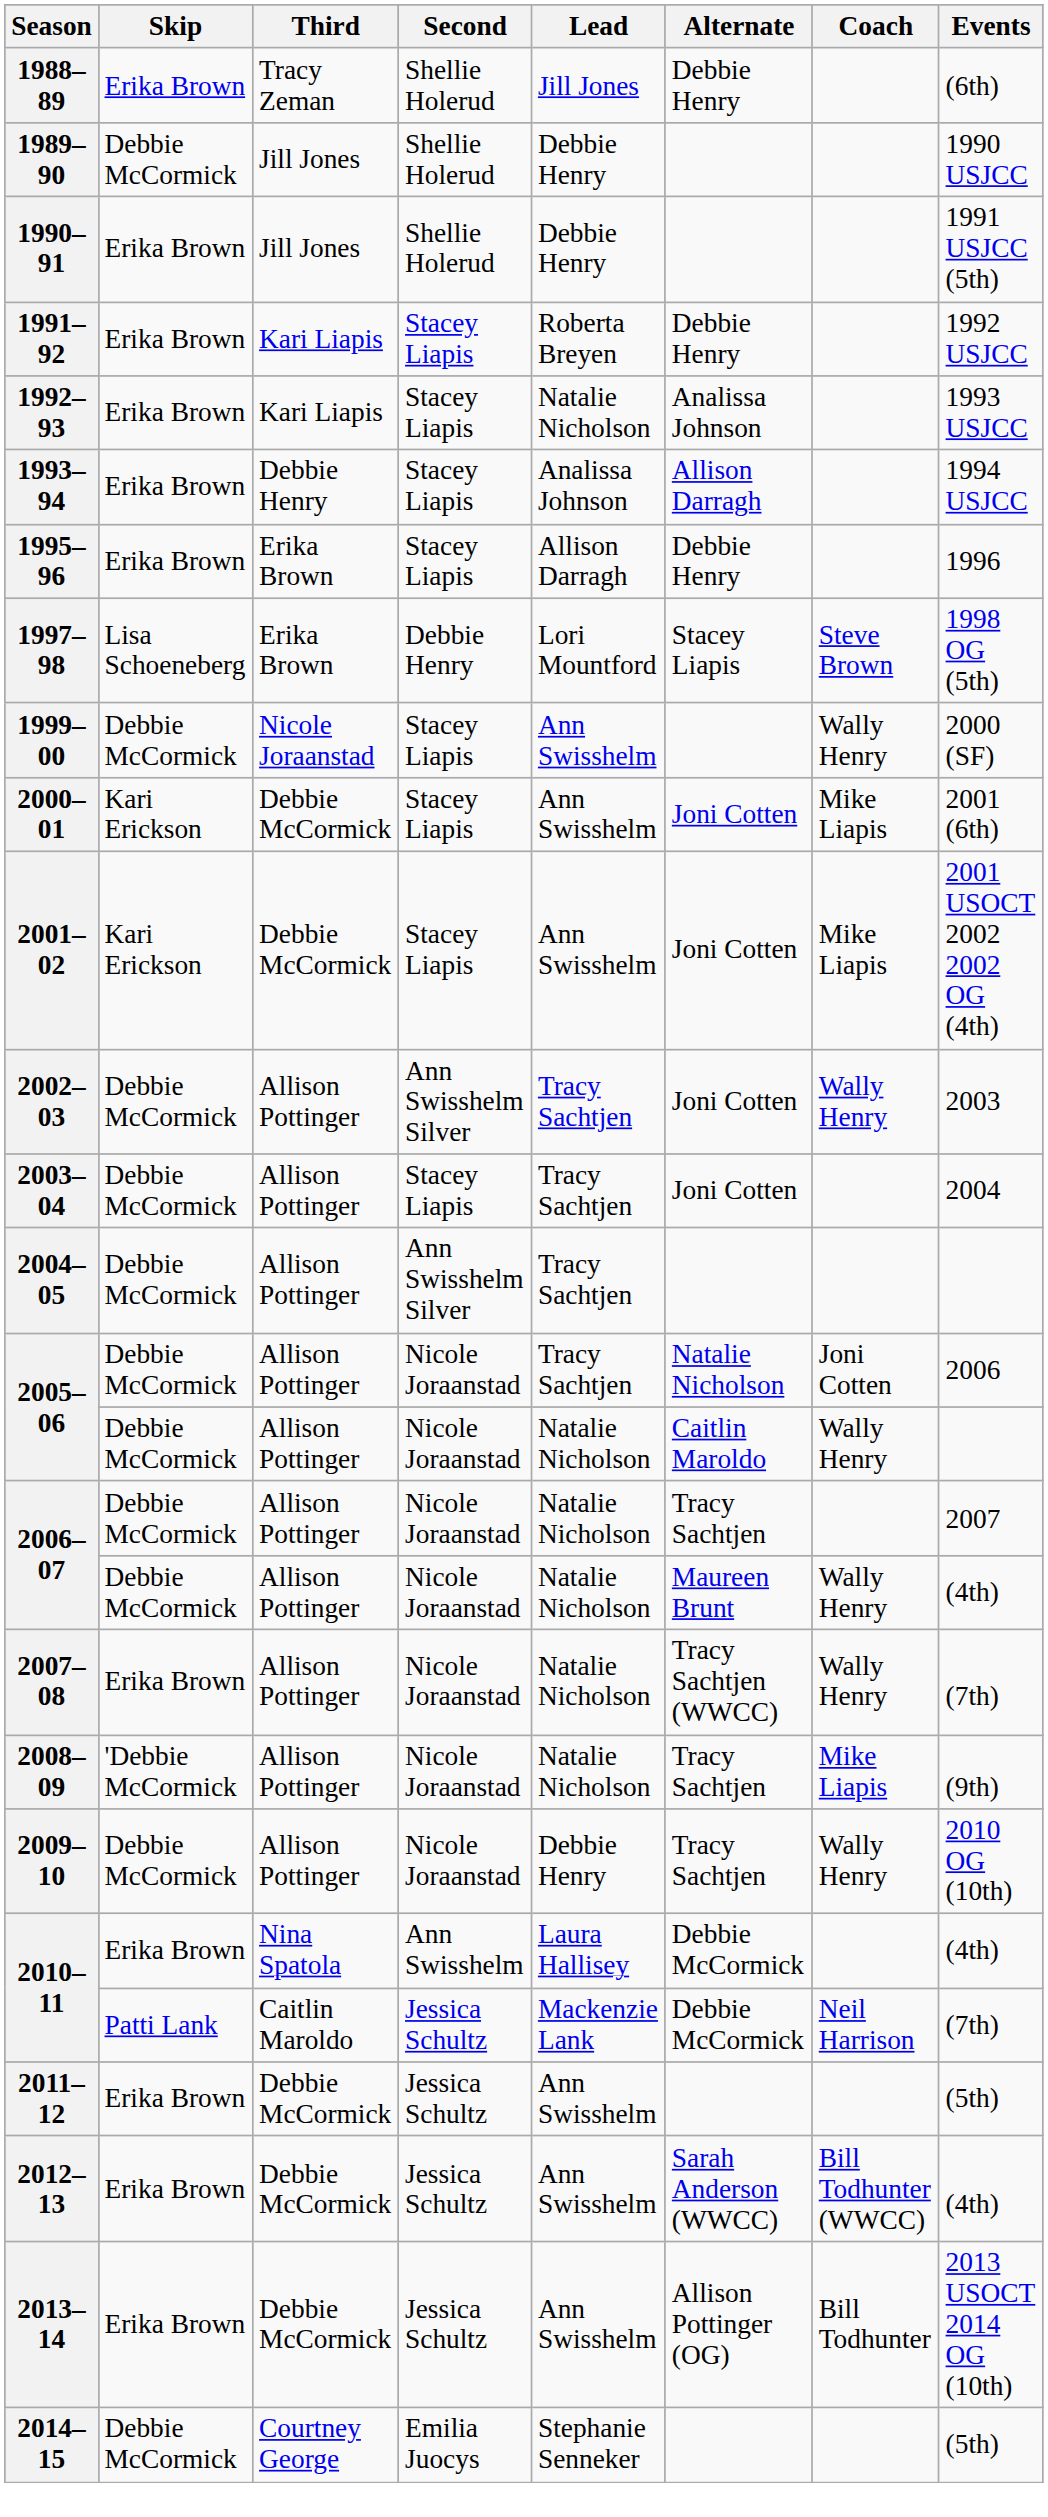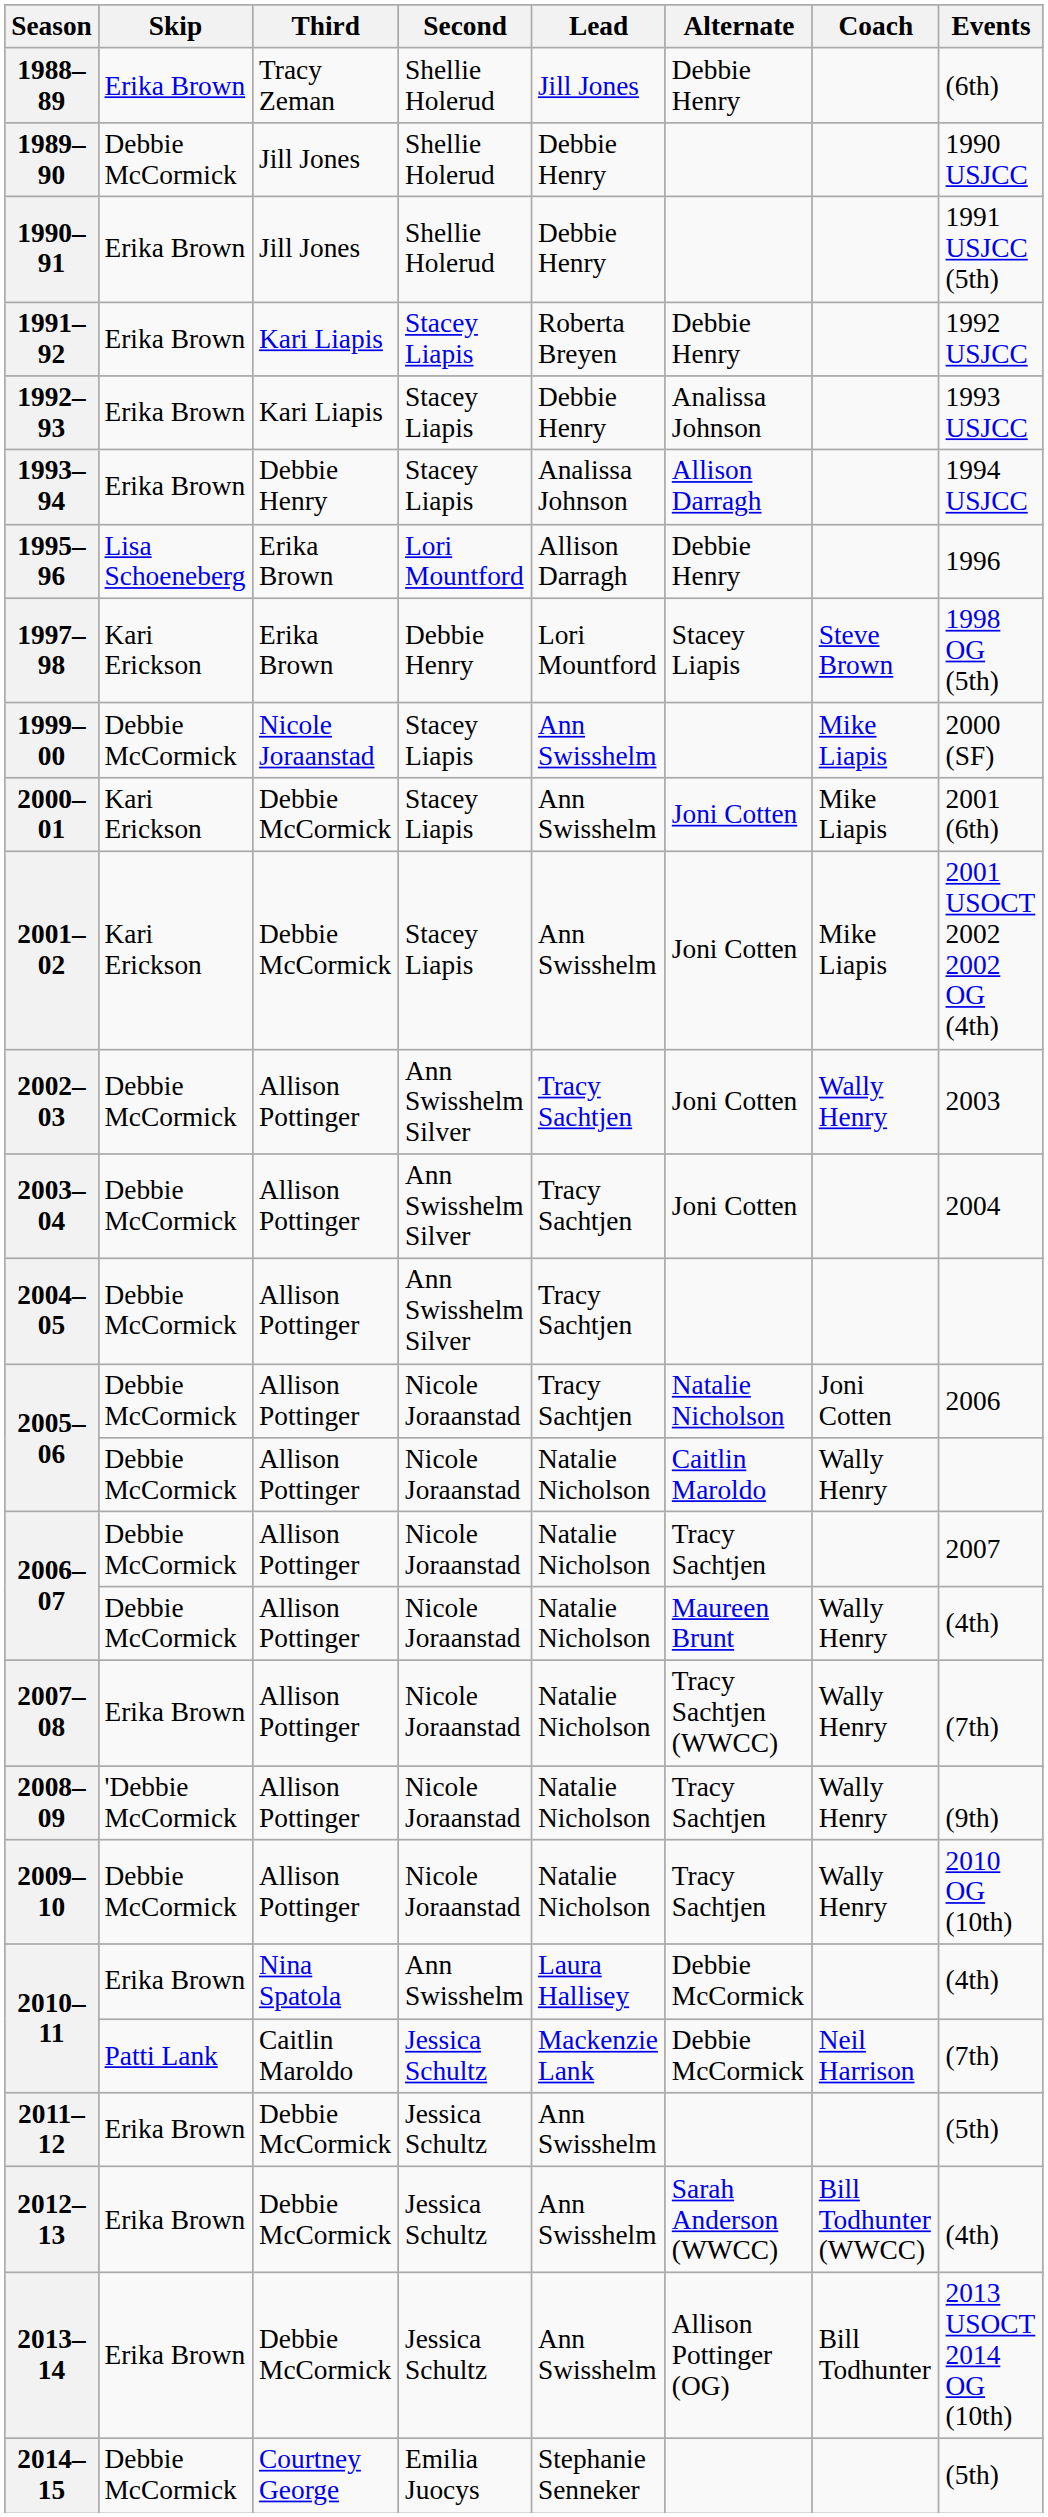(594, 412) Natalie Nicholson -> (577, 412) Debbie Henry
(175, 560) Erika Brown -> (175, 560) Lisa Schoeneberg
(442, 560) Stacey Liapis -> (464, 560) Lori Mountford
(175, 650) Lisa Schoeneberg -> (153, 650) Kari Erickson
(853, 739) Wally Henry -> (853, 739) Mike Liapis
(442, 1190) Stacey Liapis -> (464, 1205) Ann Swisshelm Silver
(853, 1771) Mike Liapis -> (853, 1802) Wally Henry
(577, 1860) Debbie Henry -> (594, 1891) Natalie Nicholson
